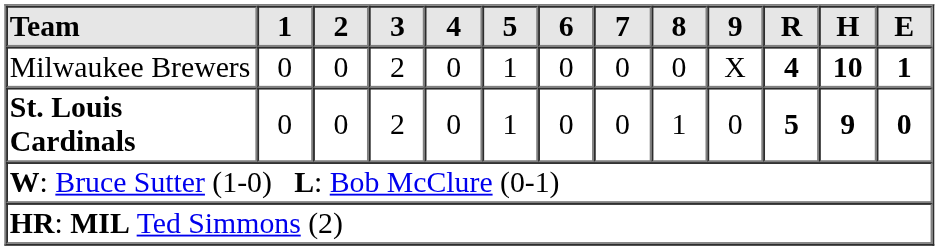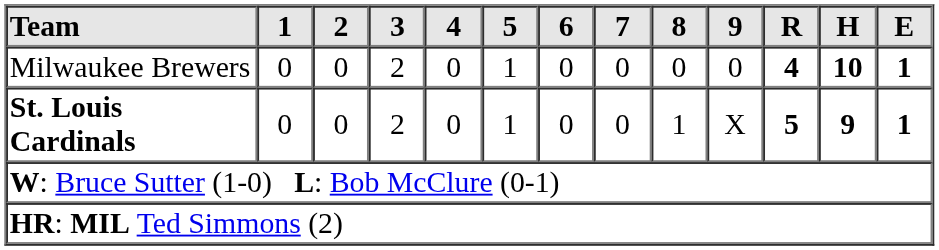(735, 66) X -> (735, 66) 0
(735, 124) 0 -> (735, 124) X
(904, 124) 0 -> (904, 124) 1
